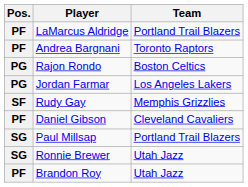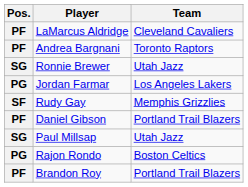(187, 31) Portland Trail Blazers -> (183, 31) Cleveland Cavaliers
rows swapped: (73, 155) <-> (68, 66)
(183, 119) Cleveland Cavaliers -> (187, 119) Portland Trail Blazers
(187, 137) Portland Trail Blazers -> (159, 137) Utah Jazz
(159, 173) Utah Jazz -> (187, 173) Portland Trail Blazers
